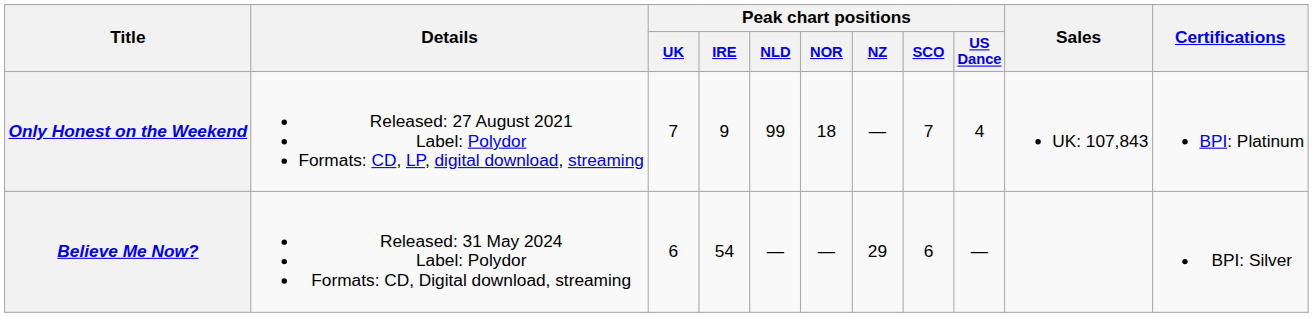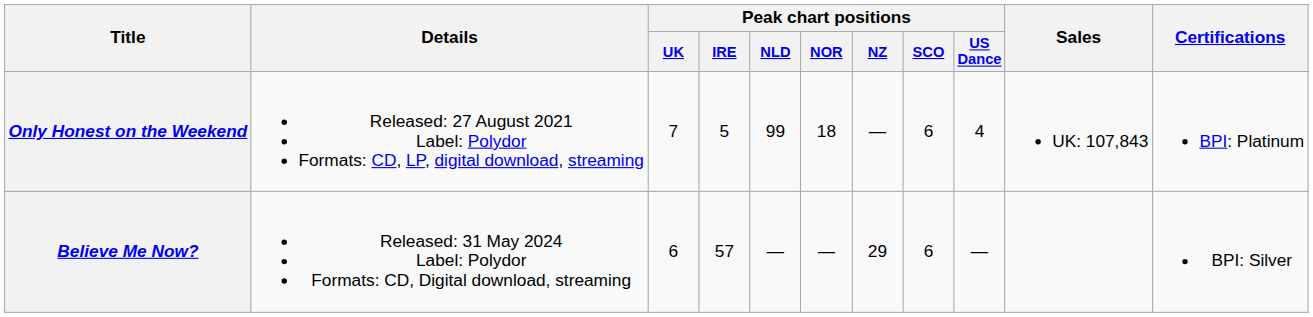(724, 131) 9 -> (724, 131) 5
(928, 131) 7 -> (928, 131) 6
(724, 251) 54 -> (724, 251) 57
